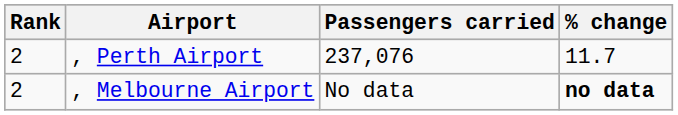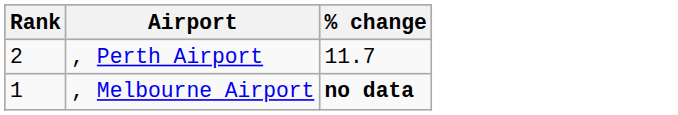- column: (440, 22)
(16, 92) 2 -> (16, 92) 1
